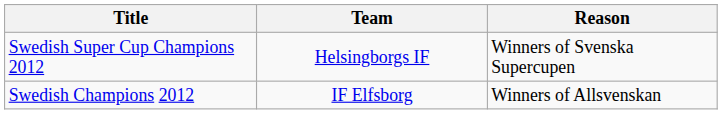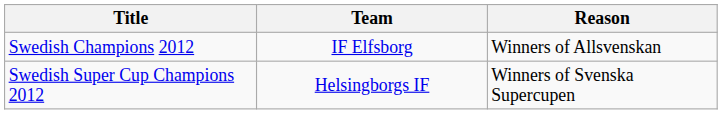rows swapped: (101, 94) <-> (121, 56)
